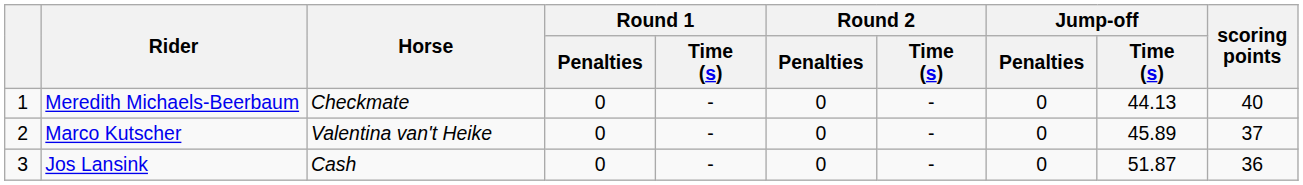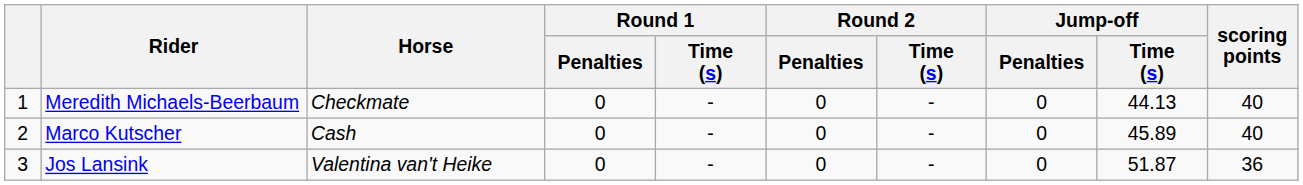(402, 134) Valentina van't Heike -> (334, 134) Cash
(1252, 134) 37 -> (1252, 134) 40
(334, 165) Cash -> (402, 165) Valentina van't Heike
